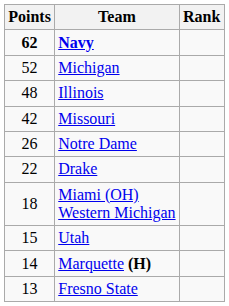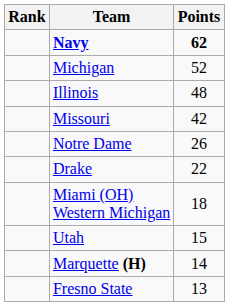columns swapped: (202, 17) <-> (30, 17)
